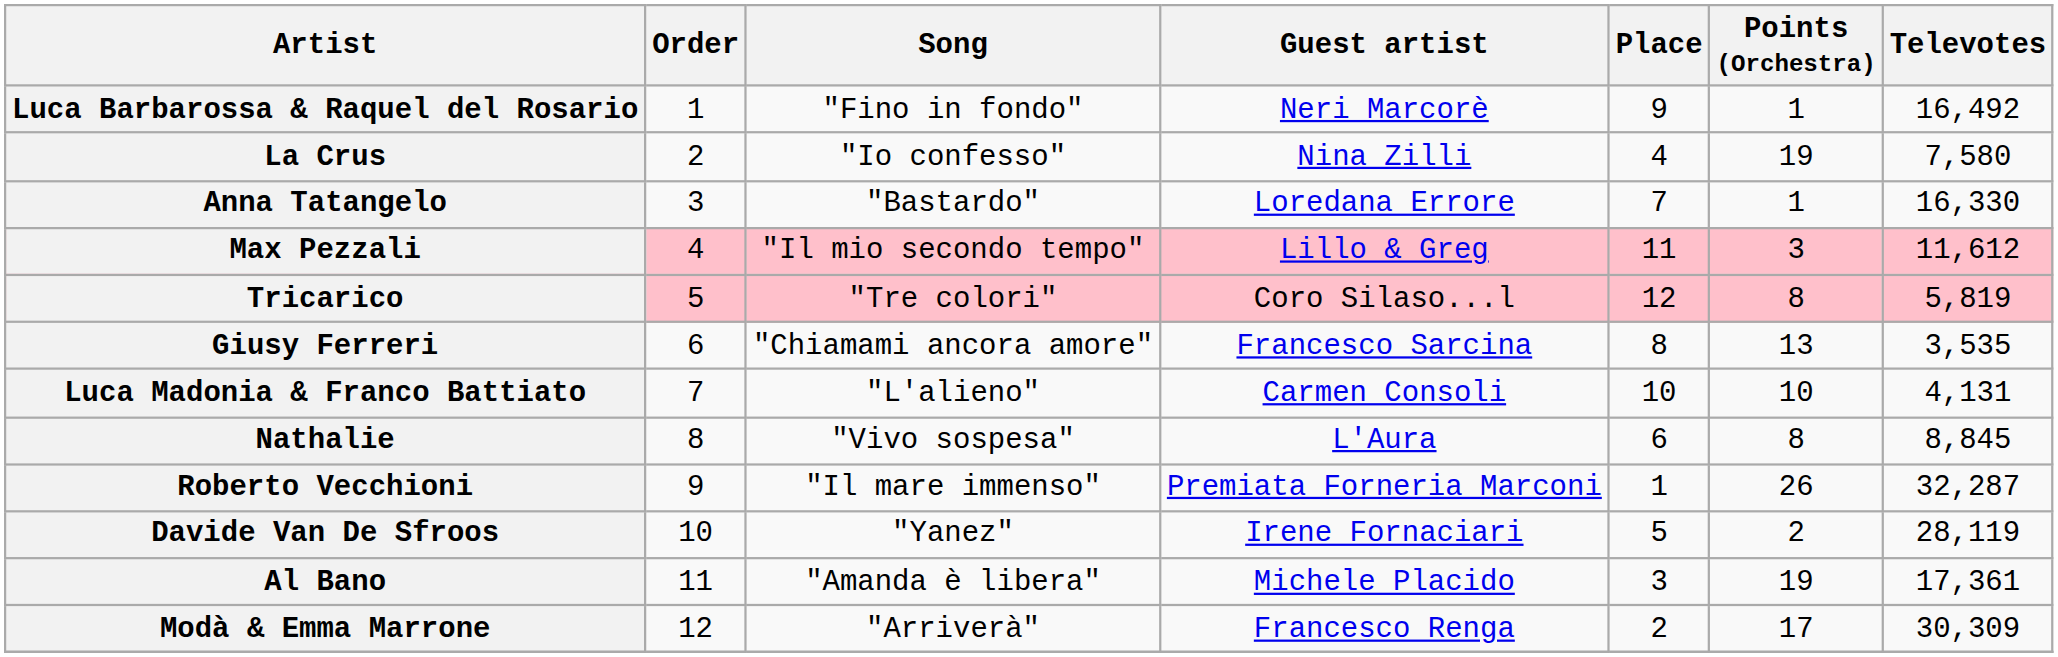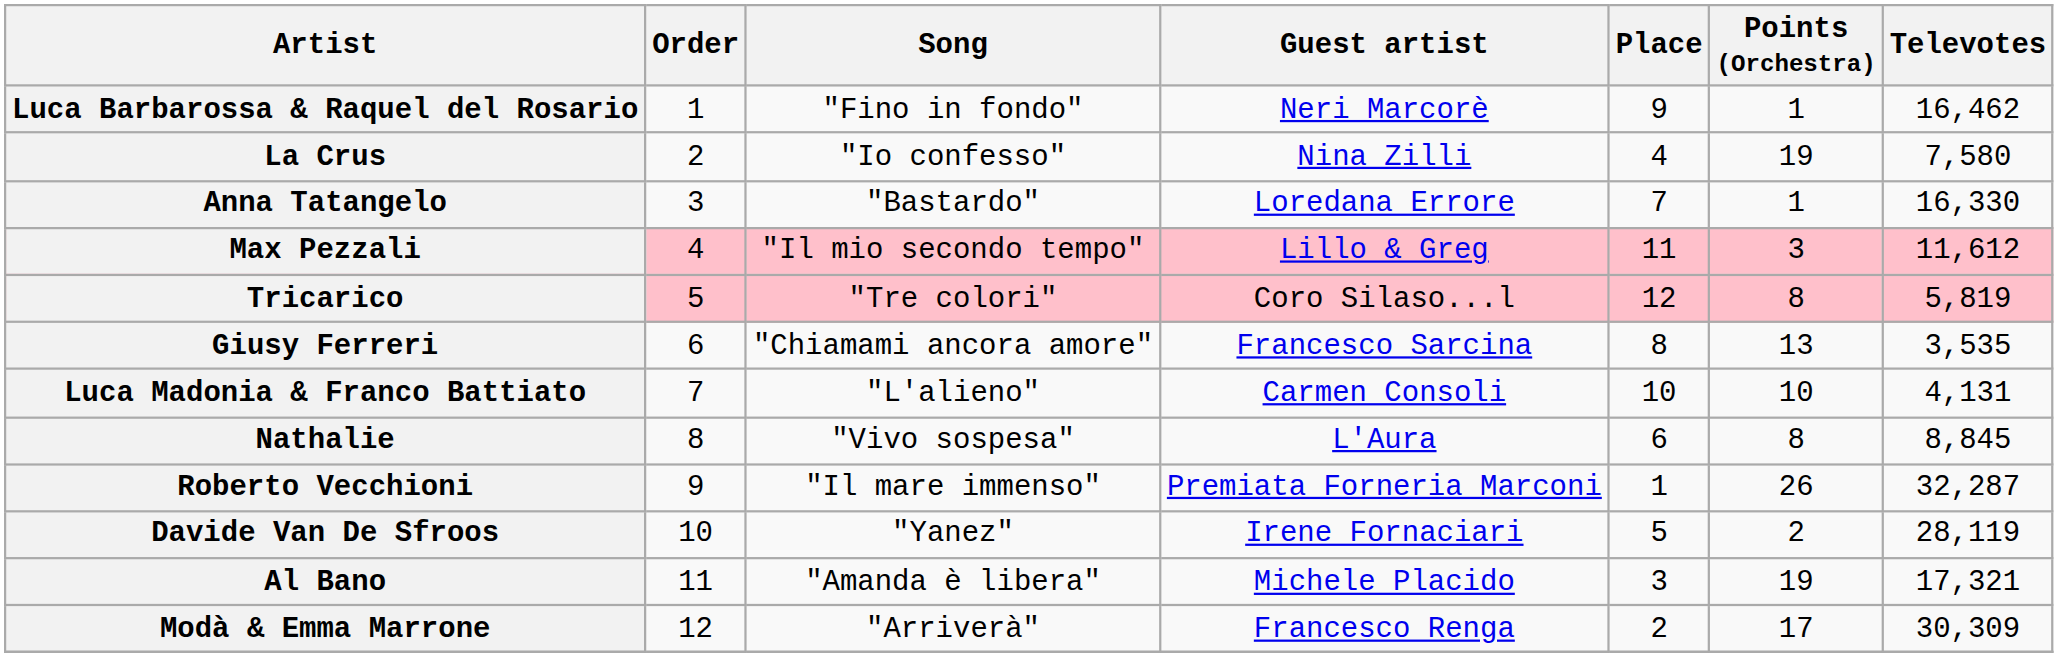(1968, 109) 16,492 -> (1968, 109) 16,462
(1968, 582) 17,361 -> (1968, 582) 17,321
